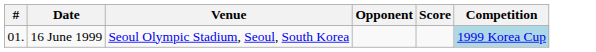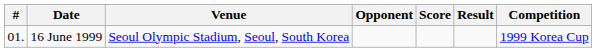+ column: (475, 15)
(502, 36) lightblue background -> (544, 36) no background
